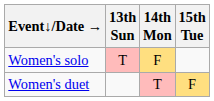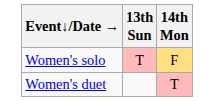- column: (192, 26)
